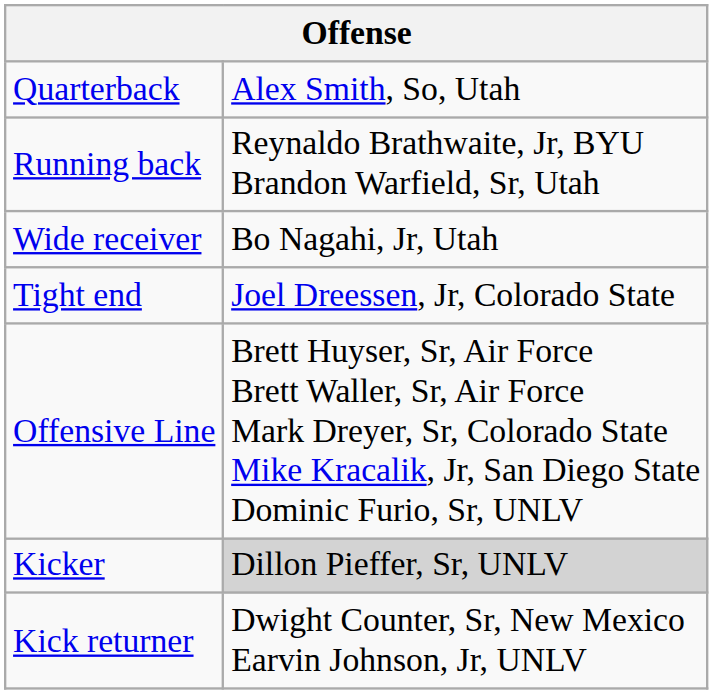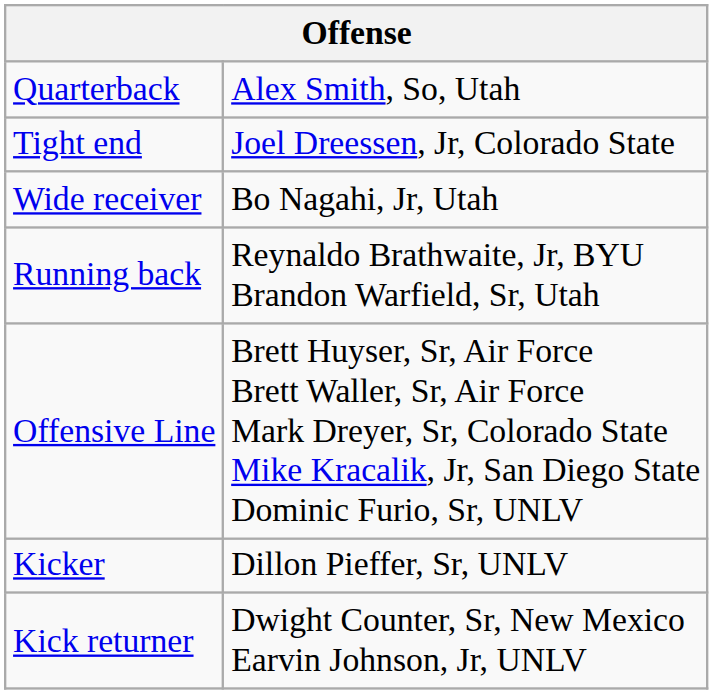rows swapped: (107, 163) <-> (77, 294)
(400, 565) lightgrey background -> (400, 565) no background
